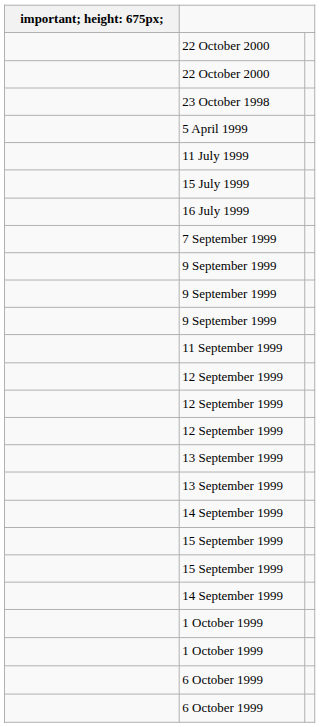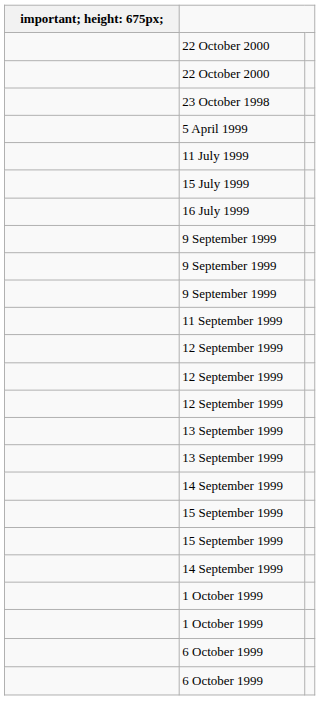- row: (92, 239)
